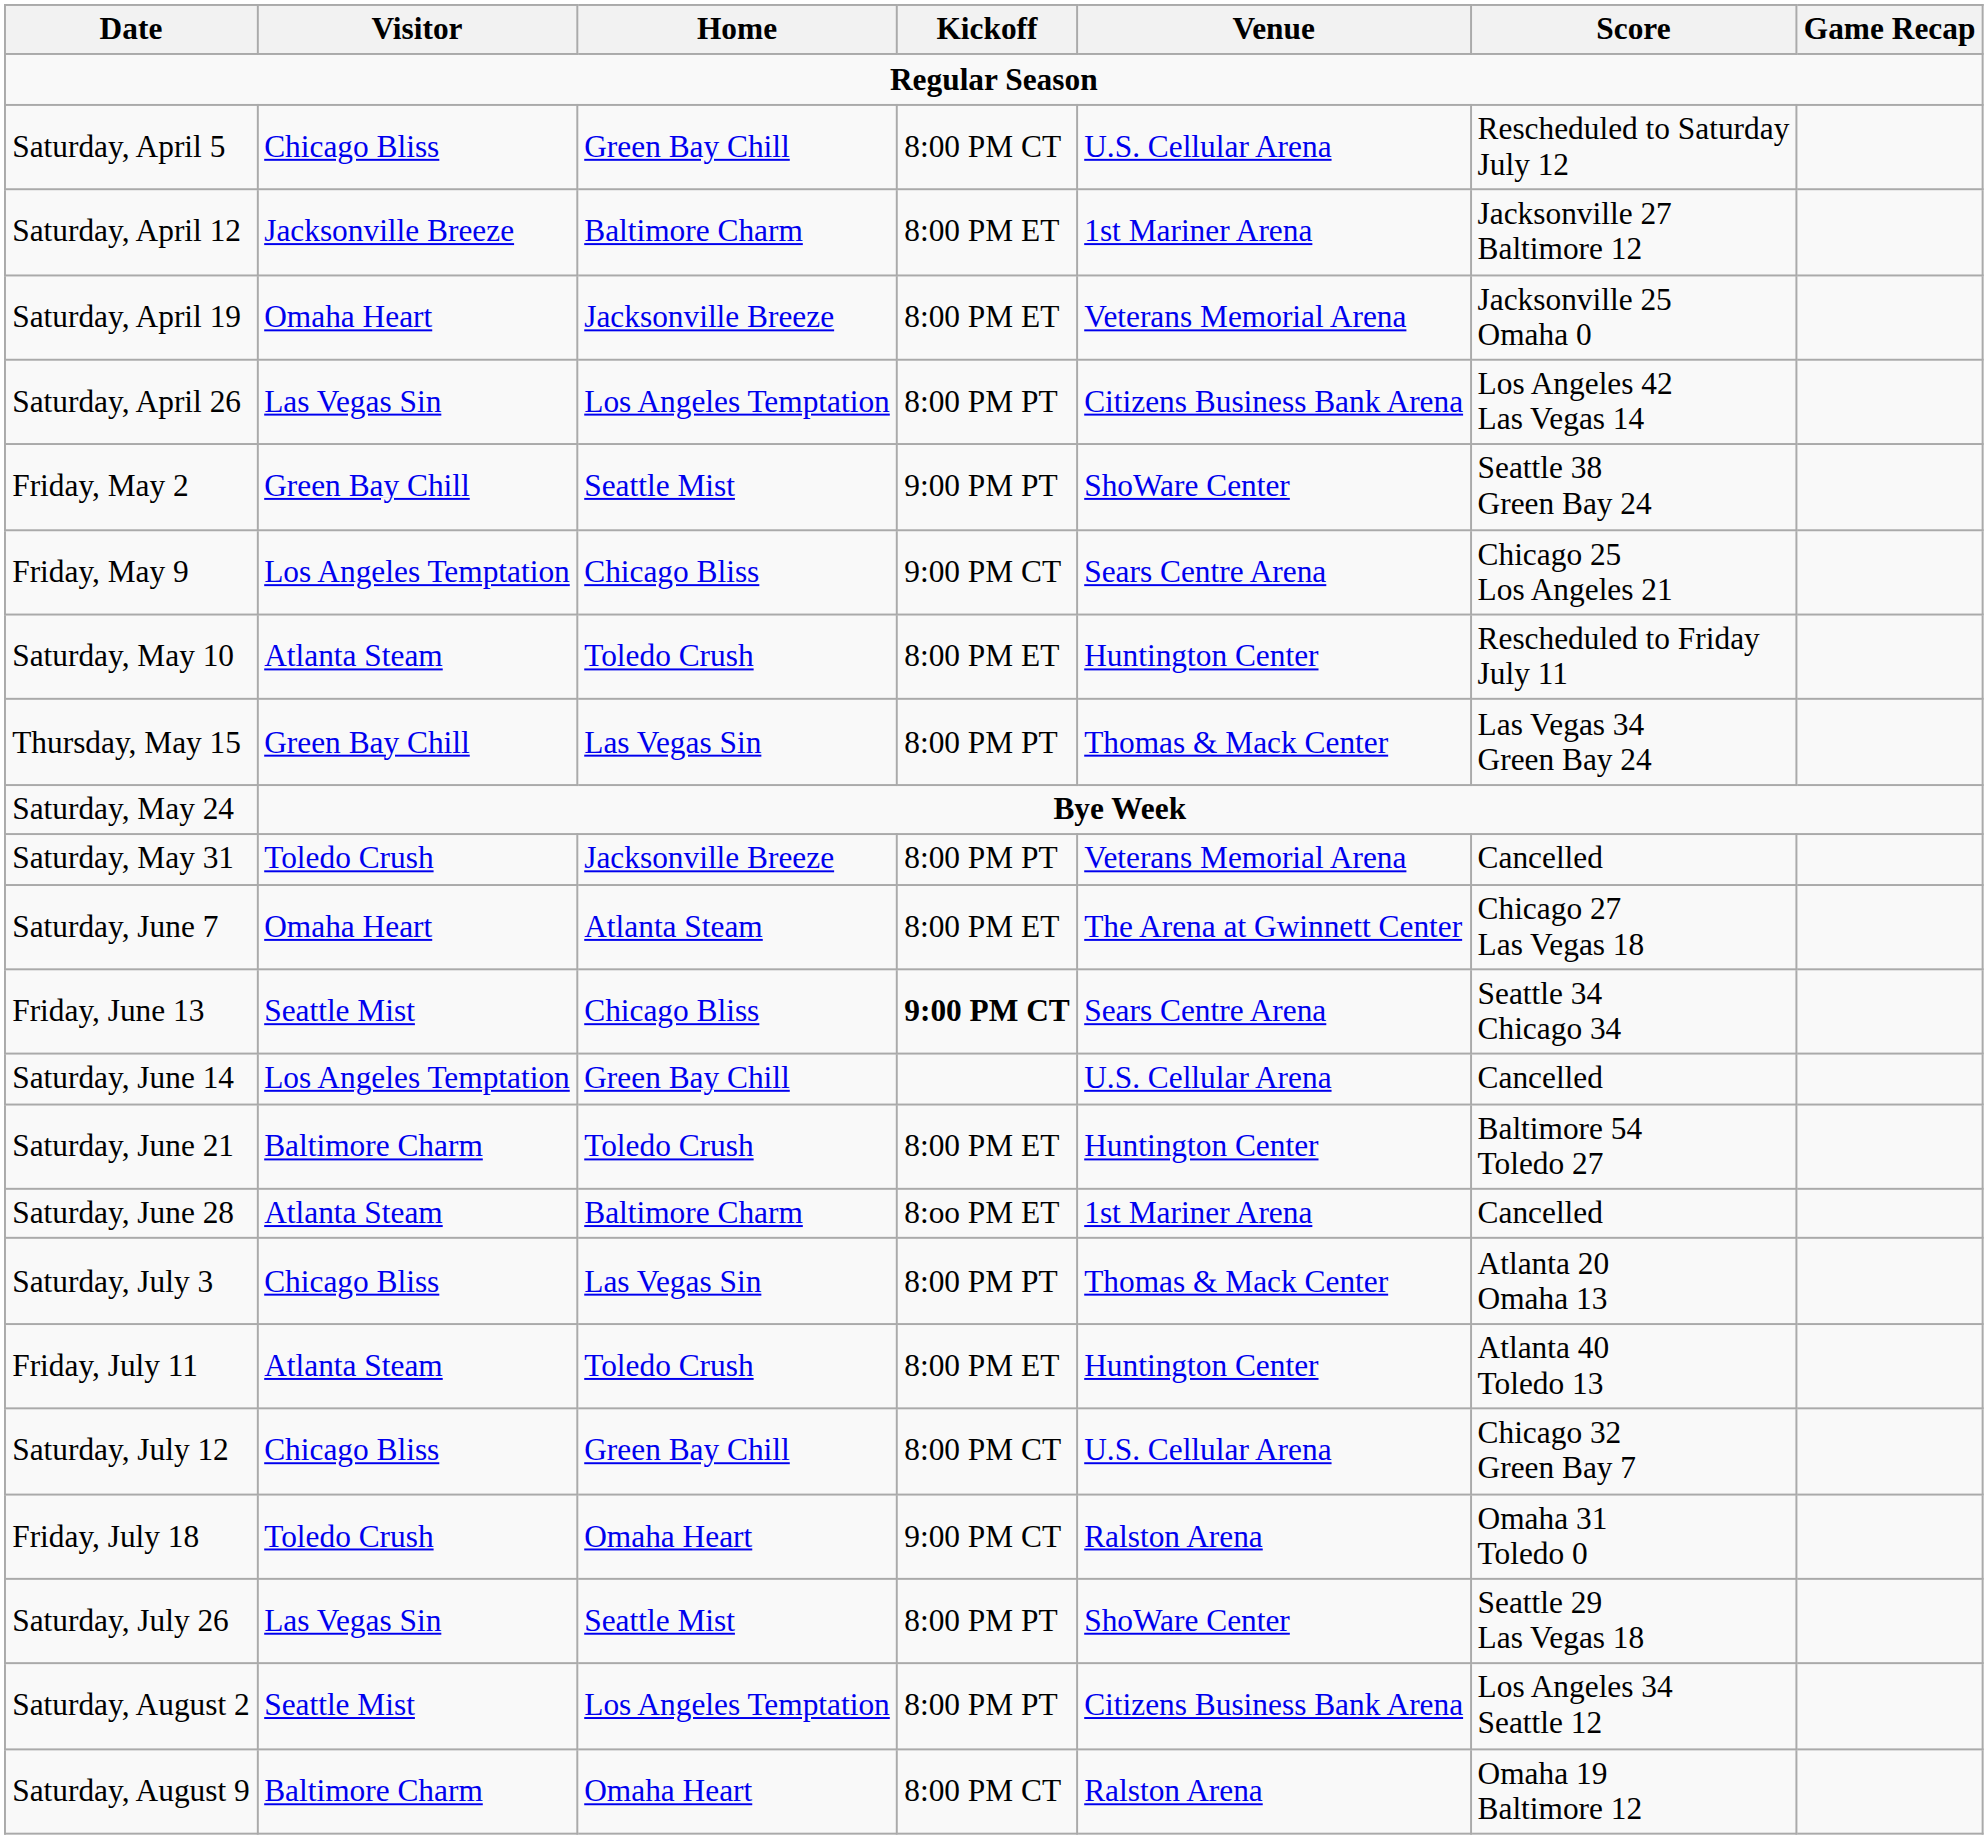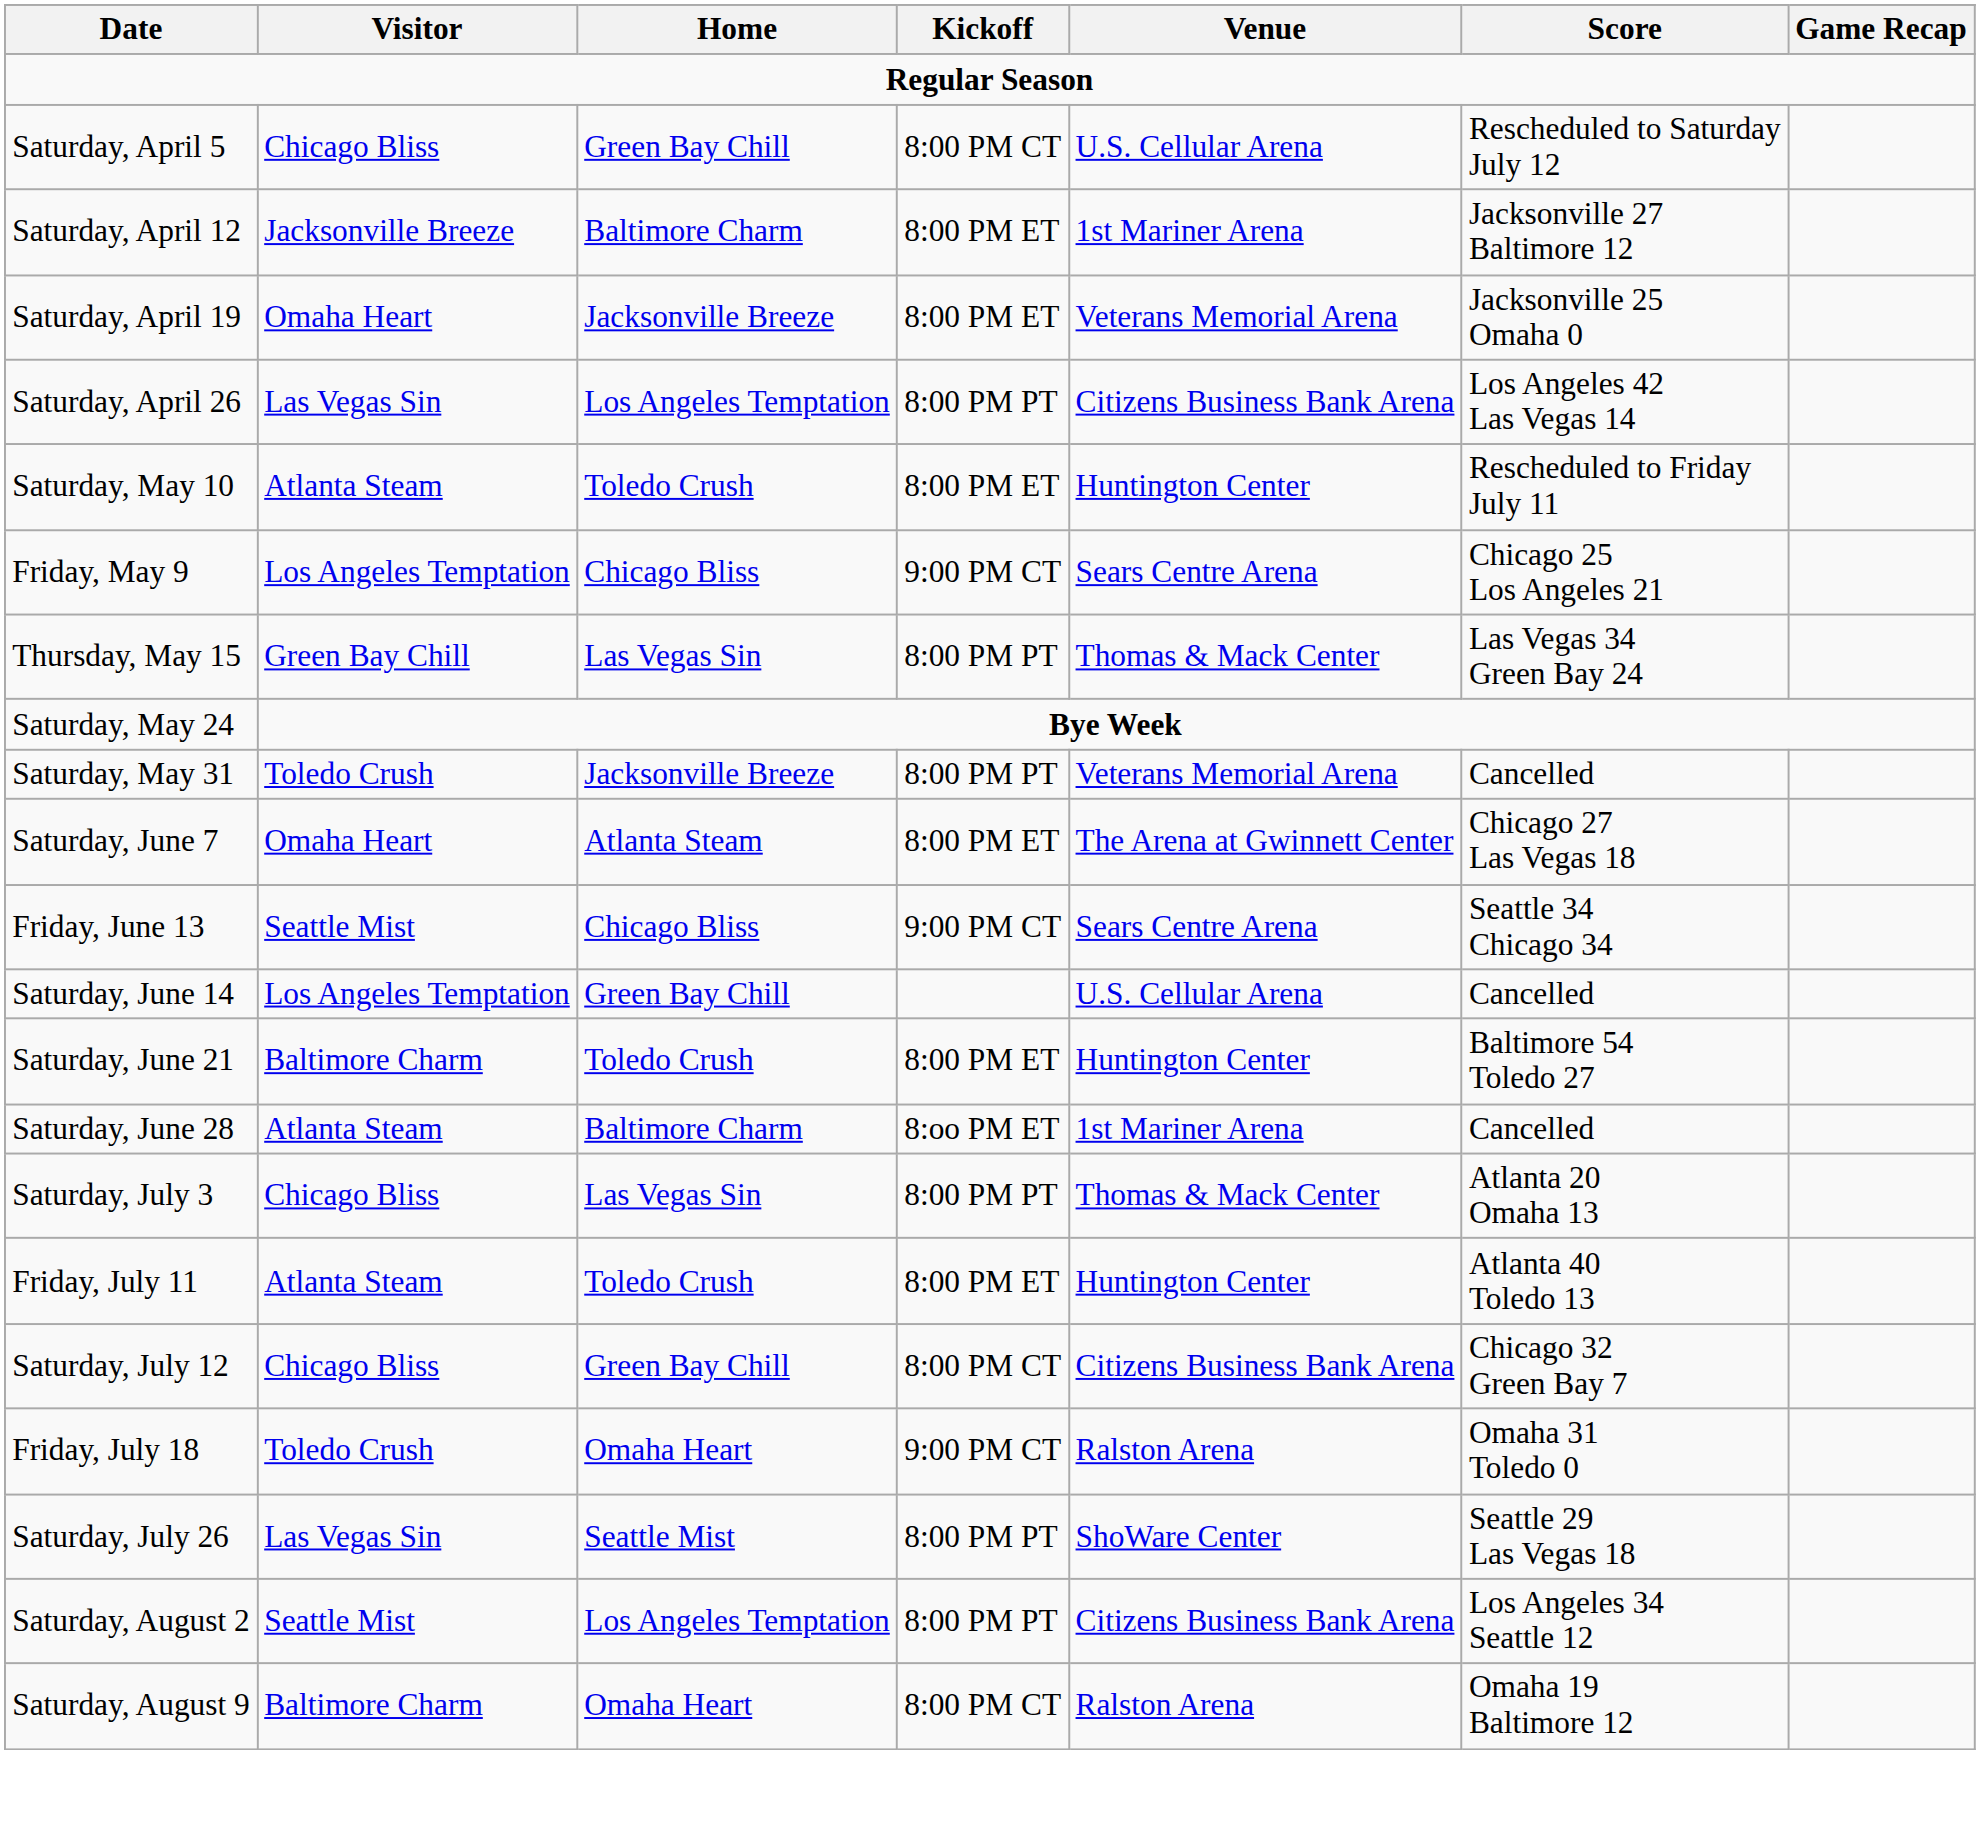- row: (100, 486)
rows swapped: (100, 571) <-> (123, 656)
(987, 1011) bold -> (983, 926) normal
(1208, 1450) U.S. Cellular Arena -> (1265, 1365) Citizens Business Bank Arena
